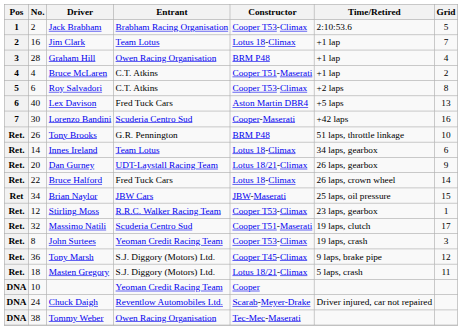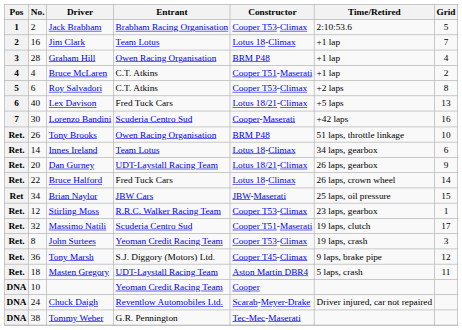(270, 104) Aston Martin DBR4 -> (270, 104) Lotus 18/21-Climax
(147, 134) G.R. Pennington -> (166, 134) Owen Racing Organisation
(165, 272) S.J. Diggory (Motors) Ltd. -> (167, 272) UDT-Laystall Racing Team
(270, 272) Lotus 18/21-Climax -> (270, 272) Aston Martin DBR4
(166, 318) Owen Racing Organisation -> (147, 318) G.R. Pennington
